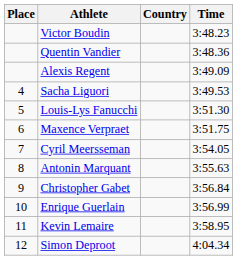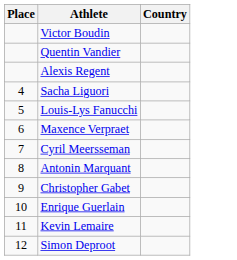- column: (211, 14)
